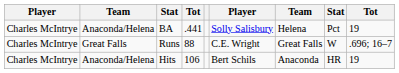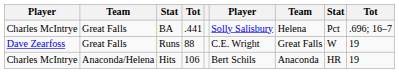(118, 28) Anaconda/Helena -> (104, 28) Great Falls
(354, 28) 19 -> (371, 28) .696; 16–7
(42, 44) Charles McIntrye -> (36, 44) Dave Zearfoss
(371, 44) .696; 16–7 -> (354, 44) 19
